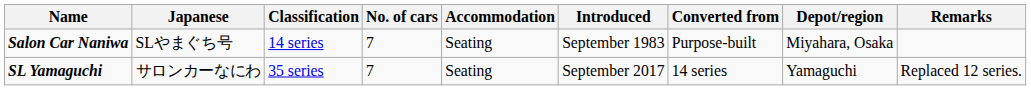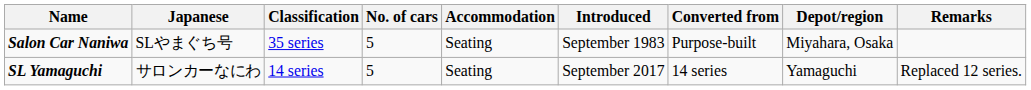(296, 43) 14 series -> (296, 43) 35 series
(370, 43) 7 -> (370, 43) 5
(296, 71) 35 series -> (296, 71) 14 series
(370, 71) 7 -> (370, 71) 5
